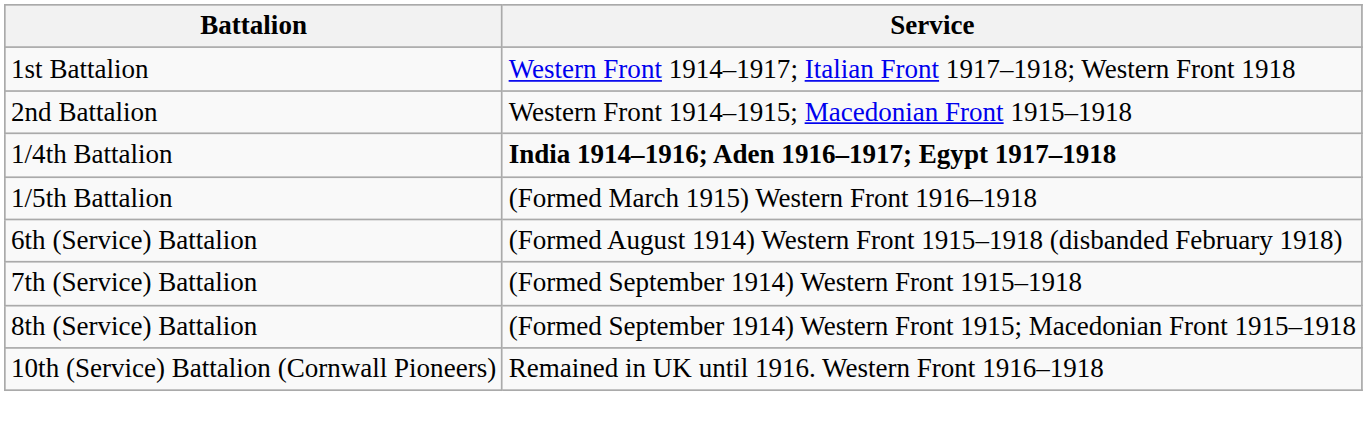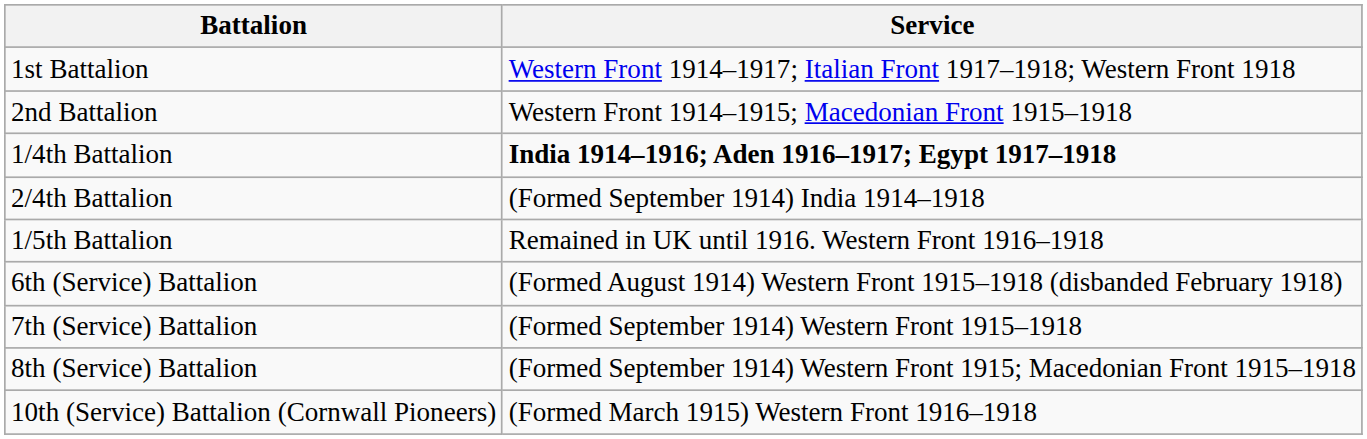+ row: (92, 197)
(773, 197) (Formed March 1915) Western Front 1916–1918 -> (806, 240) Remained in UK until 1916. Western Front 1916–1918
(806, 369) Remained in UK until 1916. Western Front 1916–1918 -> (773, 411) (Formed March 1915) Western Front 1916–1918
